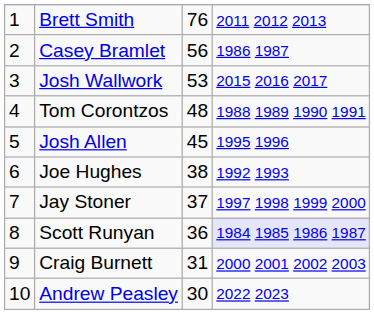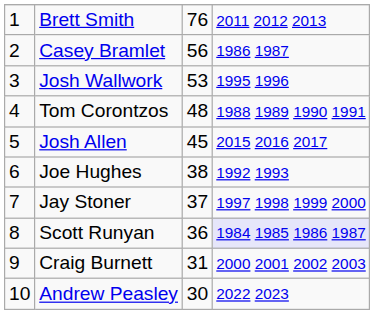(272, 81) 2015 2016 2017 -> (253, 81) 1995 1996
(253, 142) 1995 1996 -> (272, 142) 2015 2016 2017
